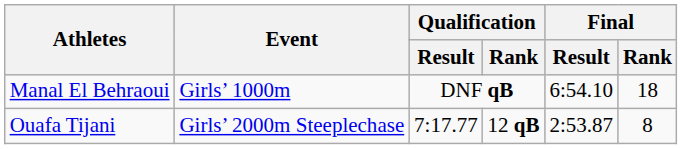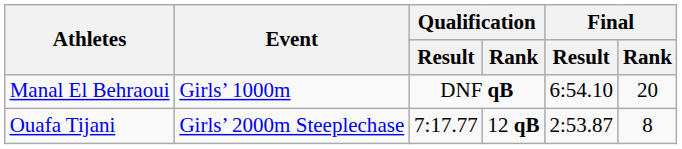(647, 91) 18 -> (647, 91) 20
